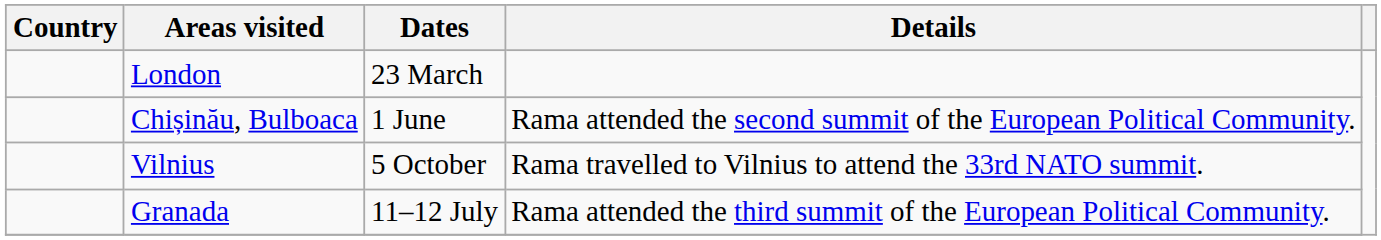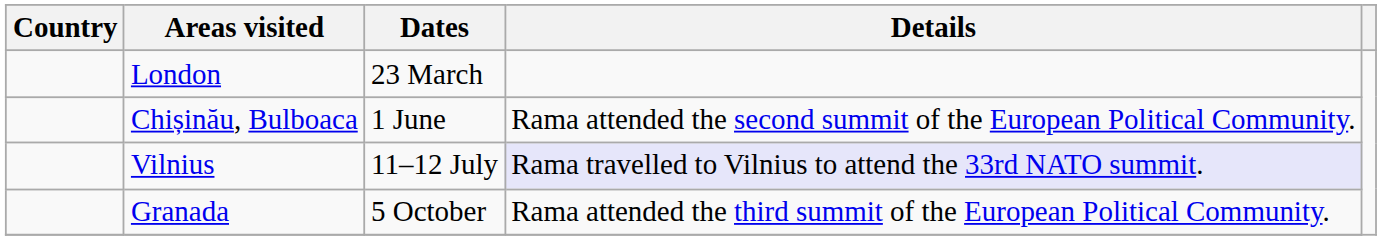(429, 165) 5 October -> (435, 165) 11–12 July
(857, 165) no background -> (857, 165) lavender background
(435, 211) 11–12 July -> (429, 211) 5 October
